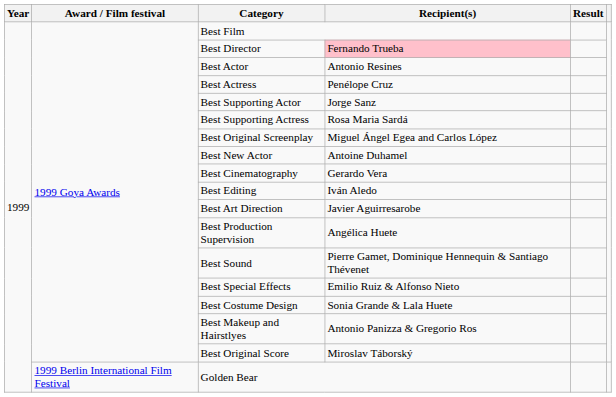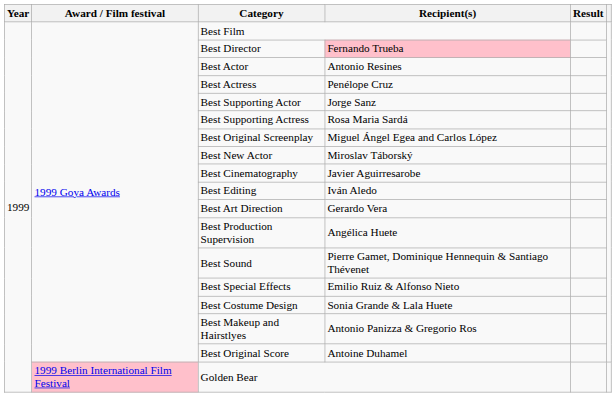(367, 155) Antoine Duhamel -> (370, 155) Miroslav Táborský
(357, 173) Gerardo Vera -> (374, 173) Javier Aguirresarobe
(374, 208) Javier Aguirresarobe -> (357, 208) Gerardo Vera
(370, 353) Miroslav Táborský -> (367, 353) Antoine Duhamel
(103, 377) no background -> (103, 377) pink background
